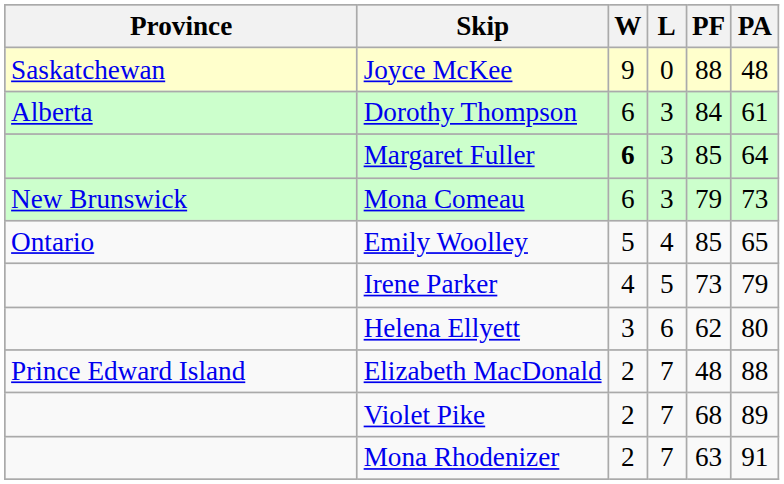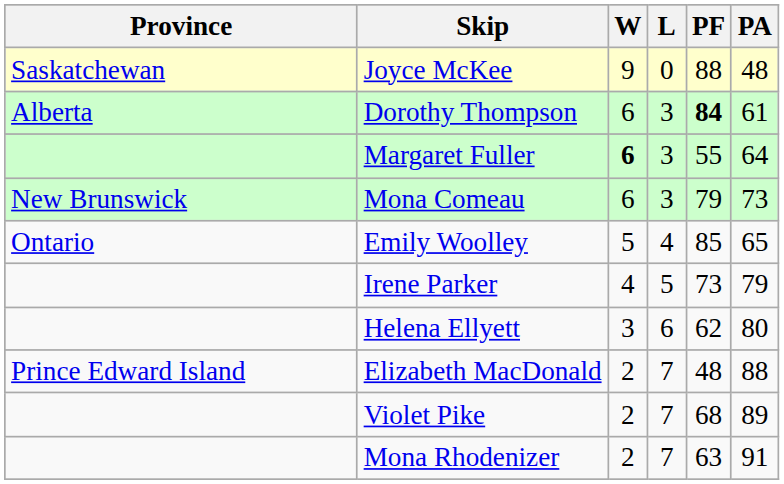(709, 112) normal -> (709, 112) bold
(709, 155) 85 -> (709, 155) 55
